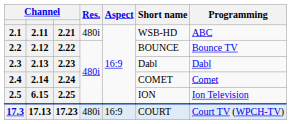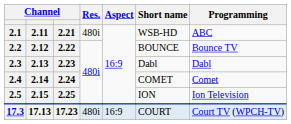(40, 95) 6.15 -> (40, 95) 2.15
